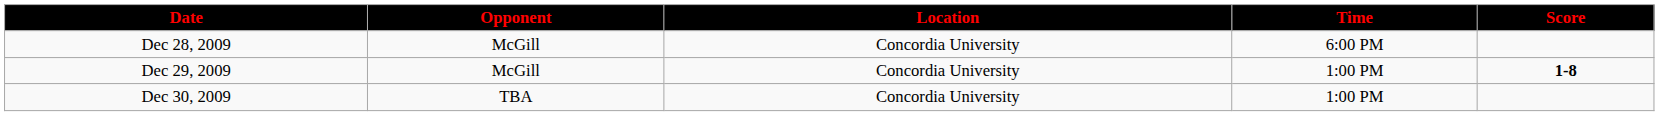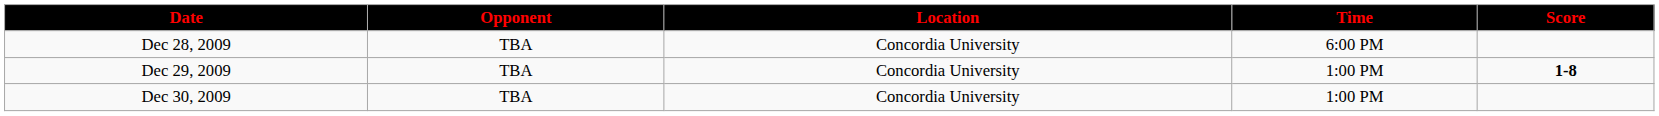(516, 44) McGill -> (516, 44) TBA
(516, 70) McGill -> (516, 70) TBA
